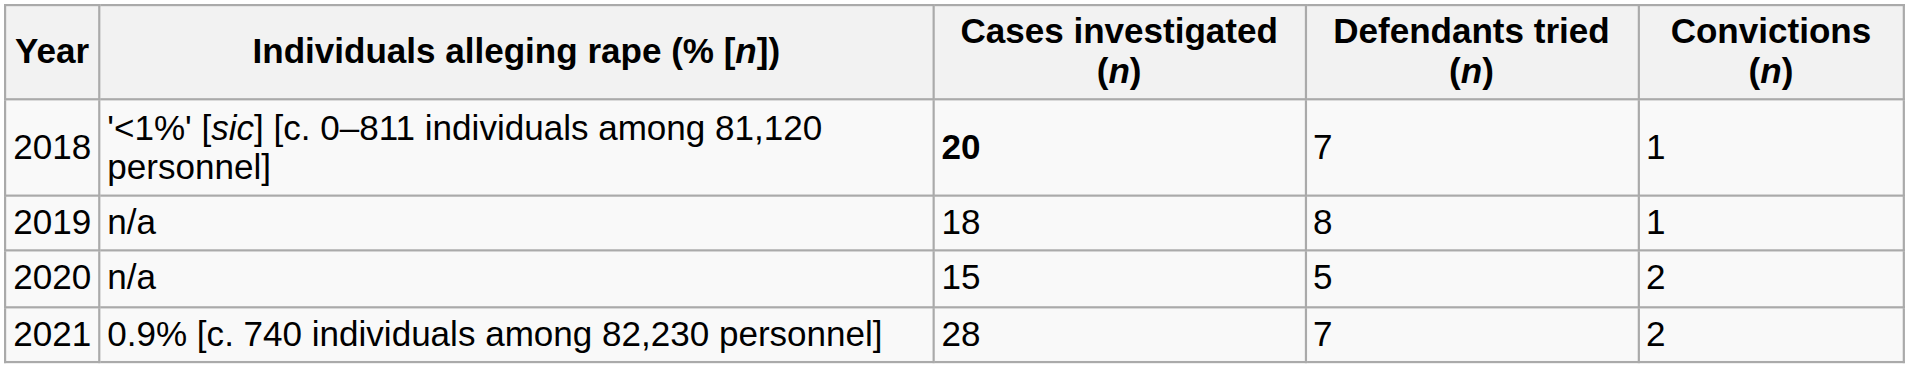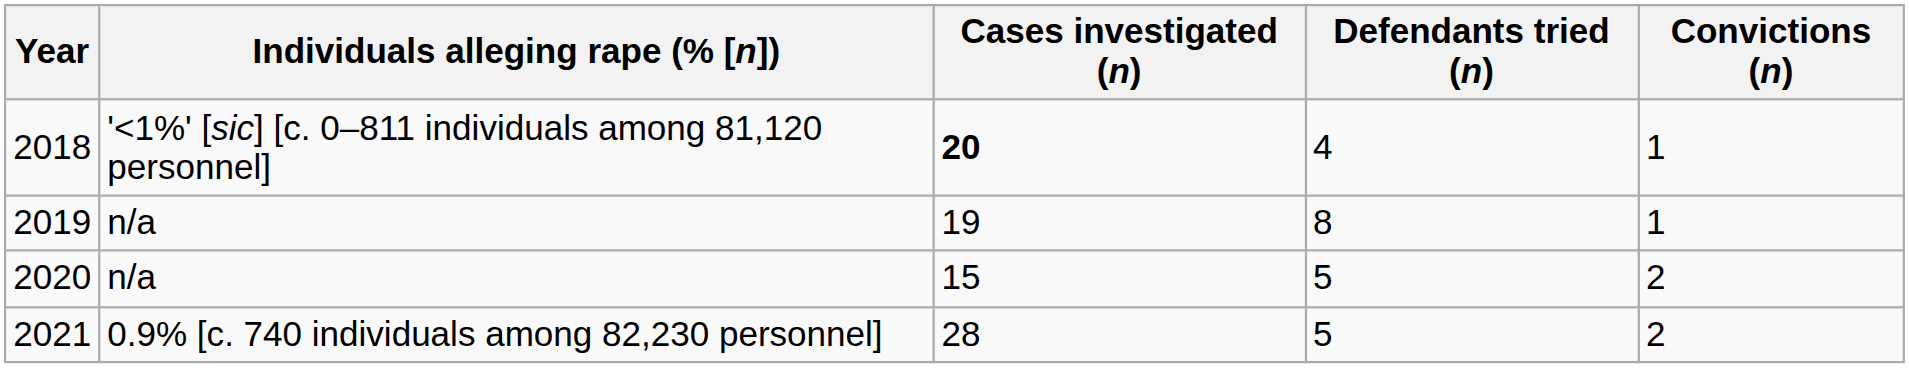(1323, 146) 7 -> (1323, 146) 4
(961, 222) 18 -> (961, 222) 19
(1323, 333) 7 -> (1323, 333) 5
